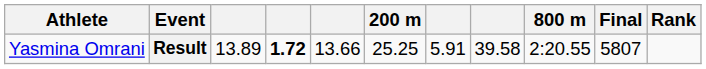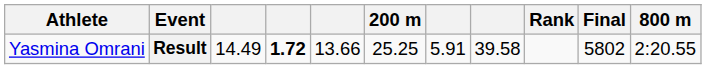columns swapped: (560, 20) <-> (674, 20)
(238, 49) 13.89 -> (238, 49) 14.49
(621, 49) 5807 -> (604, 49) 5802
